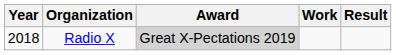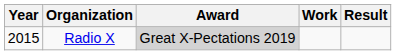(24, 38) 2018 -> (24, 38) 2015
